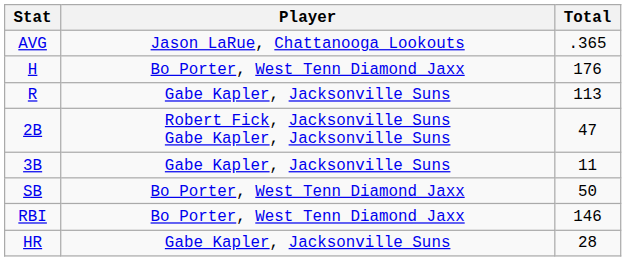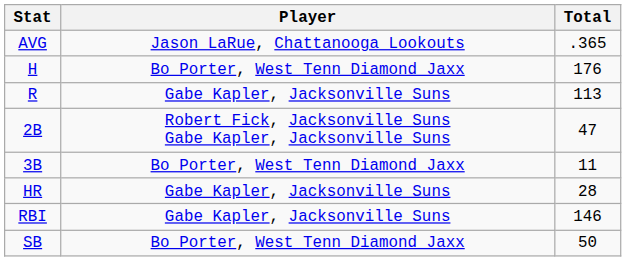(308, 165) Gabe Kapler, Jacksonville Suns -> (308, 165) Bo Porter, West Tenn Diamond Jaxx
rows swapped: (33, 243) <-> (33, 191)
(308, 217) Bo Porter, West Tenn Diamond Jaxx -> (308, 217) Gabe Kapler, Jacksonville Suns
